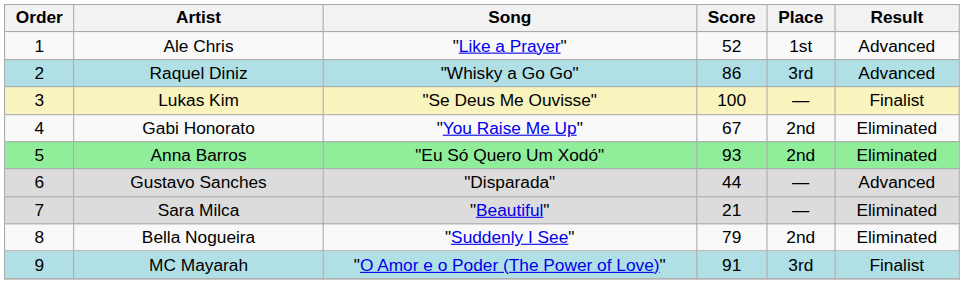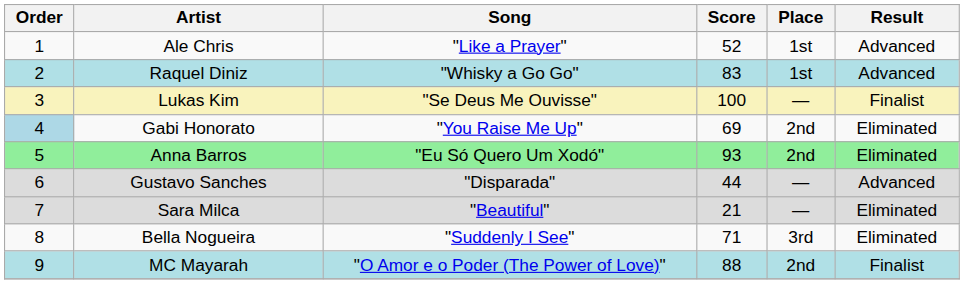(732, 73) 86 -> (732, 73) 83
(801, 73) 3rd -> (801, 73) 1st
(39, 127) no background -> (39, 127) lightblue background
(732, 127) 67 -> (732, 127) 69
(732, 237) 79 -> (732, 237) 71
(801, 237) 2nd -> (801, 237) 3rd
(732, 264) 91 -> (732, 264) 88
(801, 264) 3rd -> (801, 264) 2nd
